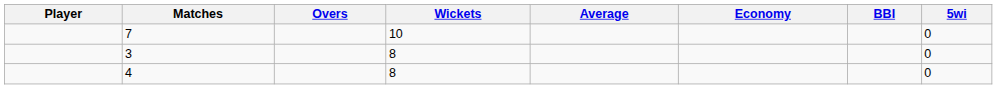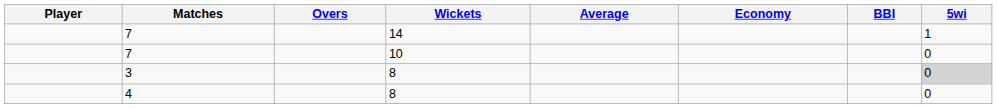+ row: (129, 34)
(928, 53) no background -> (928, 73) lightgrey background
